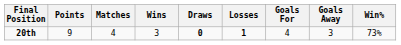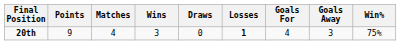(200, 34) bold -> (200, 34) normal
(374, 34) 73% -> (374, 34) 75%
